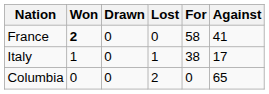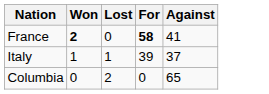- column: (125, 15)
(193, 36) normal -> (146, 36) bold
(193, 57) 38 -> (146, 57) 39
(220, 57) 17 -> (173, 57) 37
